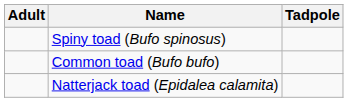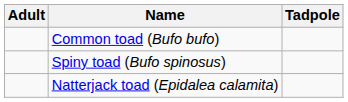rows swapped: (135, 62) <-> (139, 39)
